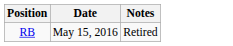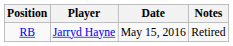+ column: (84, 13)
